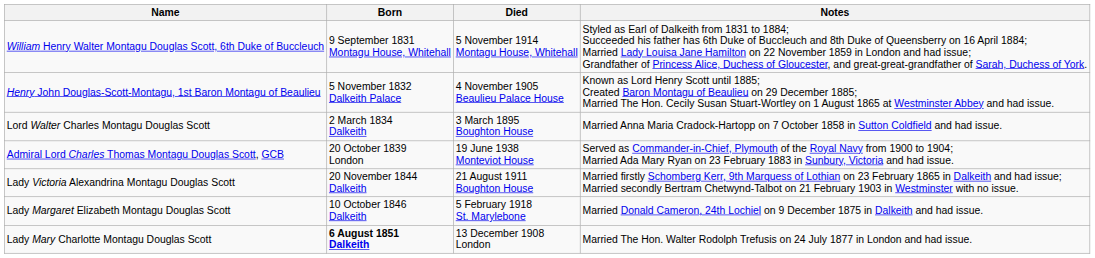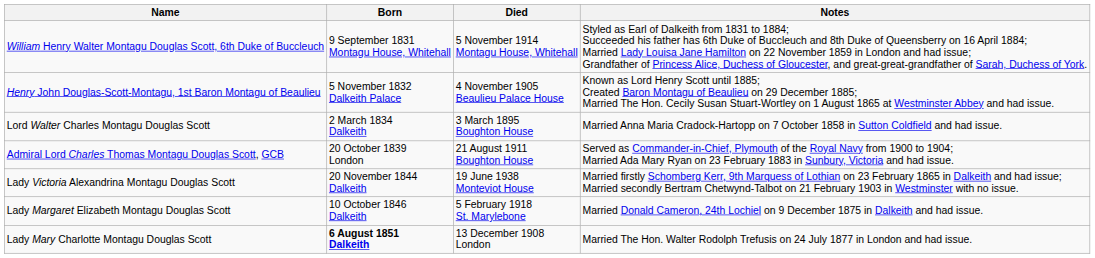(495, 154) 19 June 1938 Monteviot House -> (494, 154) 21 August 1911 Boughton House
(494, 182) 21 August 1911 Boughton House -> (495, 182) 19 June 1938 Monteviot House
